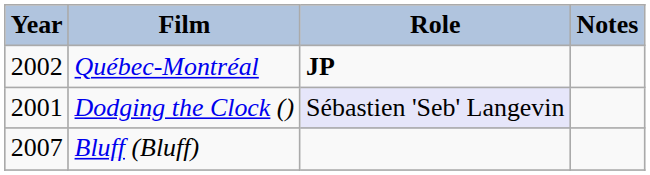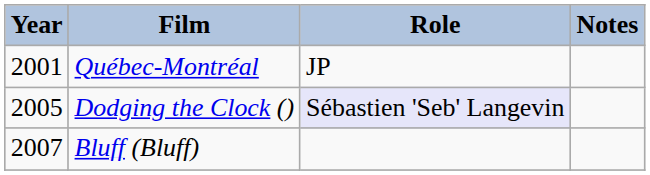(37, 66) 2002 -> (37, 66) 2001
(320, 66) bold -> (318, 66) normal
(37, 107) 2001 -> (37, 107) 2005
